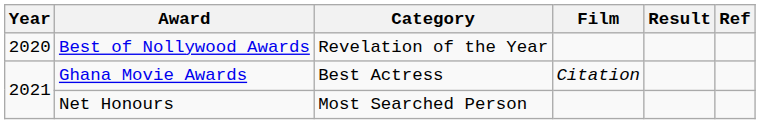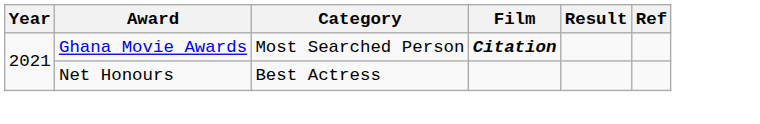- row: (184, 47)
(381, 76) Best Actress -> (360, 47) Most Searched Person
(598, 76) normal -> (515, 47) bold
(423, 104) Most Searched Person -> (318, 76) Best Actress
